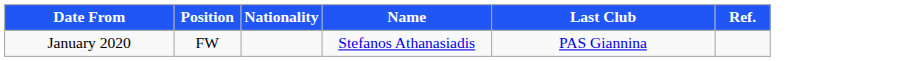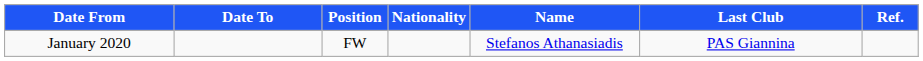+ column: (248, 17)
